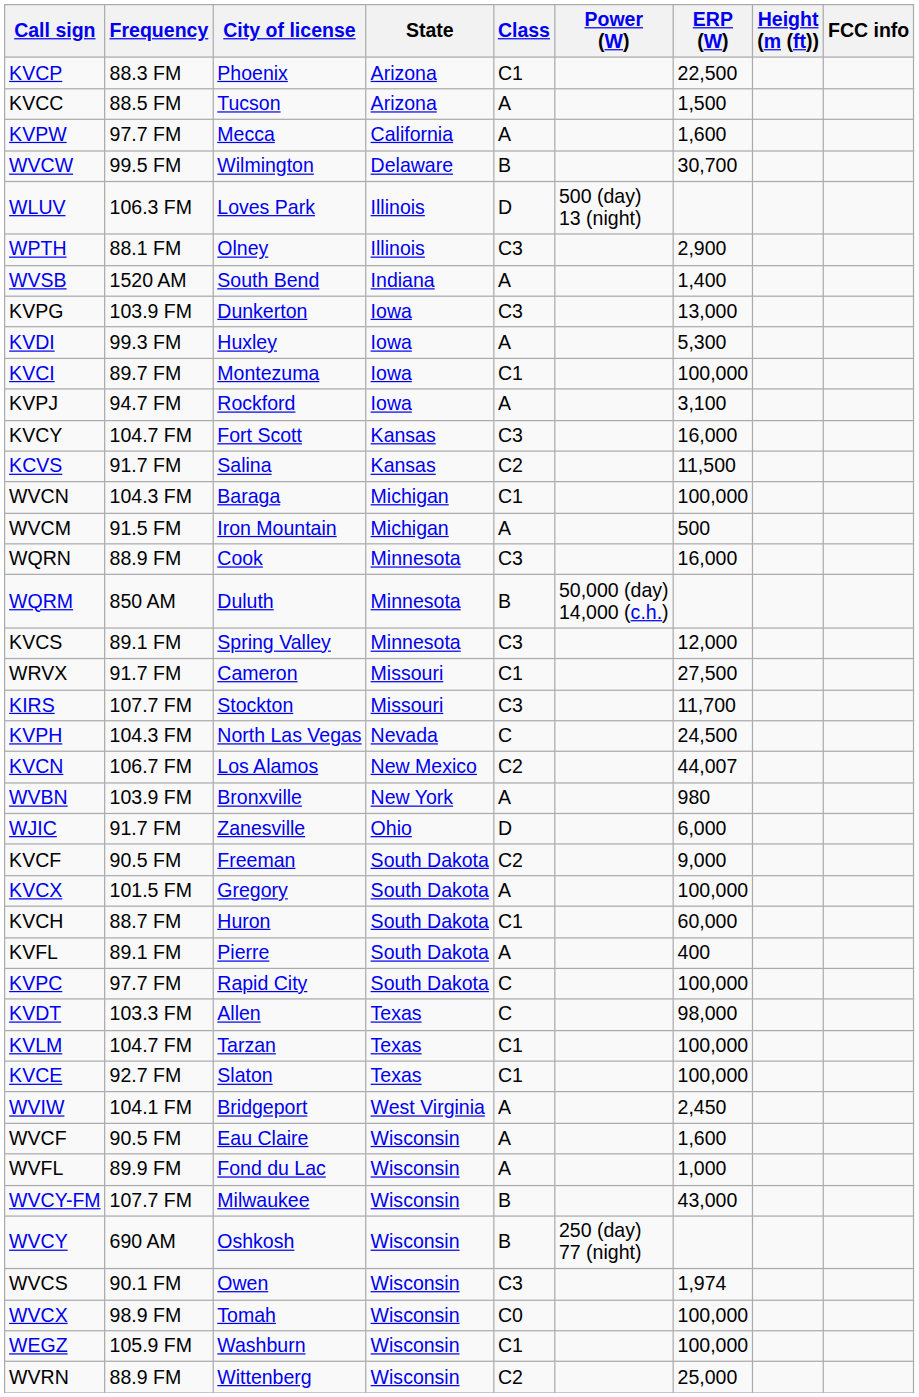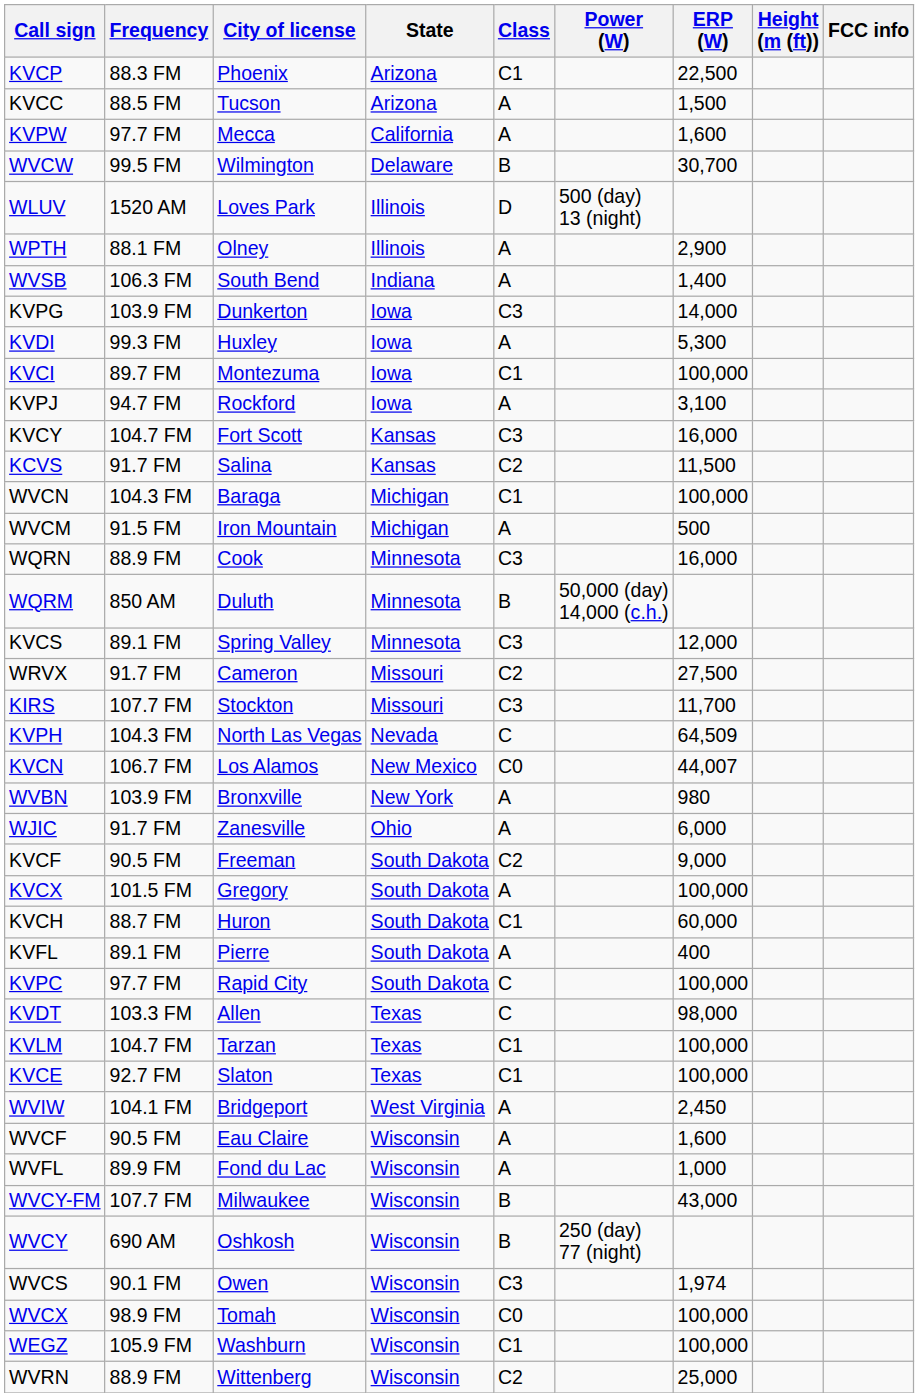(151, 207) 106.3 FM -> (148, 207) 1520 AM
(510, 249) C3 -> (504, 249) A
(148, 280) 1520 AM -> (151, 280) 106.3 FM
(707, 311) 13,000 -> (707, 311) 14,000
(510, 674) C1 -> (510, 674) C2
(707, 735) 24,500 -> (707, 735) 64,509
(510, 766) C2 -> (510, 766) C0
(505, 828) D -> (504, 828) A
